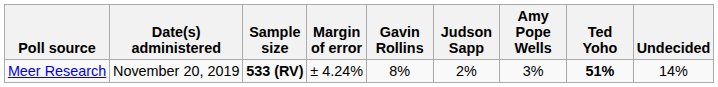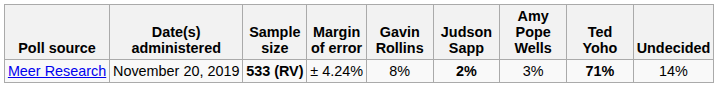(466, 71) normal -> (466, 71) bold
(600, 71) 51% -> (600, 71) 71%
